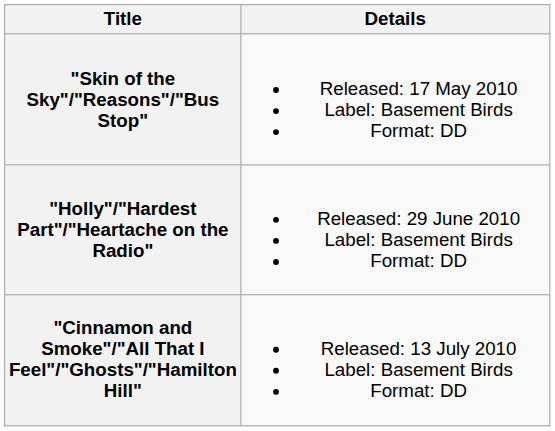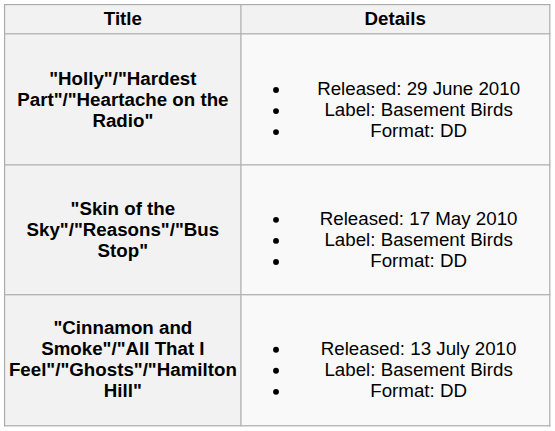rows swapped: (123, 99) <-> (123, 229)
